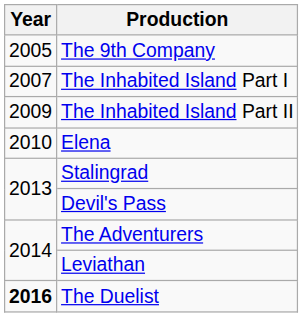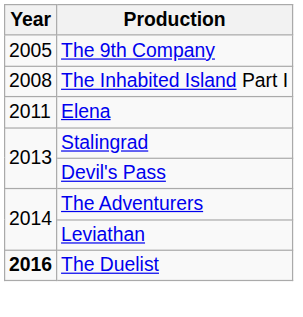(31, 81) 2007 -> (31, 81) 2008
- row: (177, 111)
(31, 142) 2010 -> (30, 111) 2011
